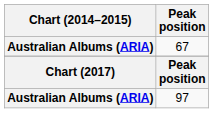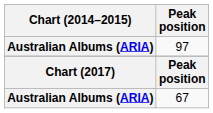rows swapped: (182, 98) <-> (182, 46)
